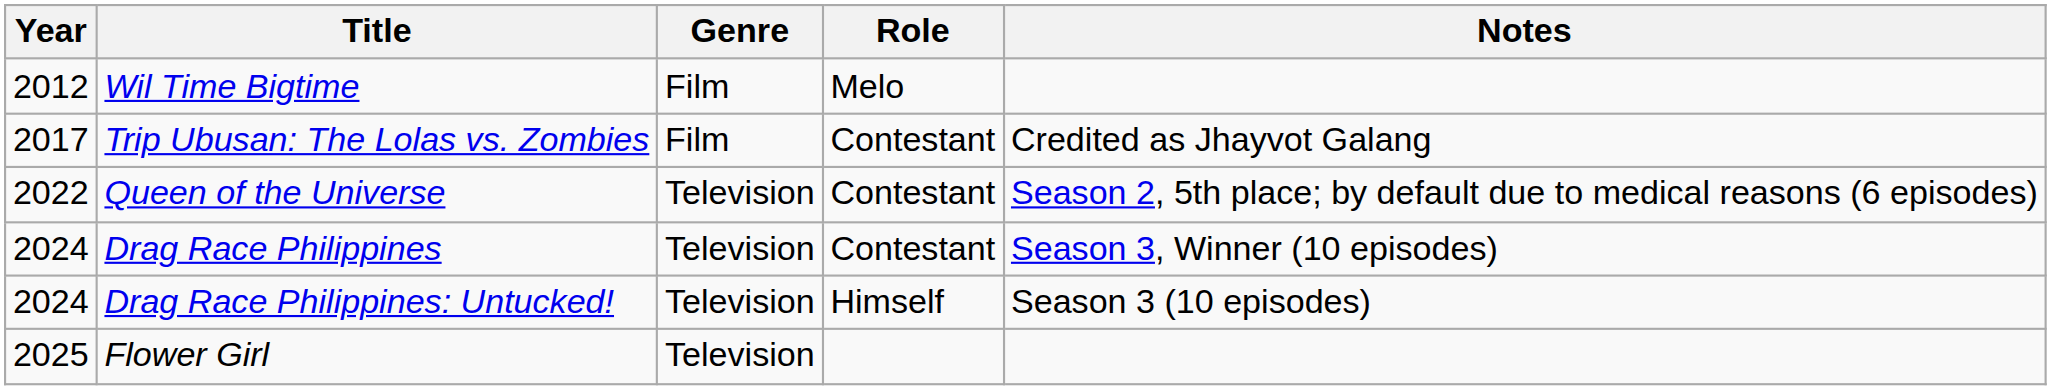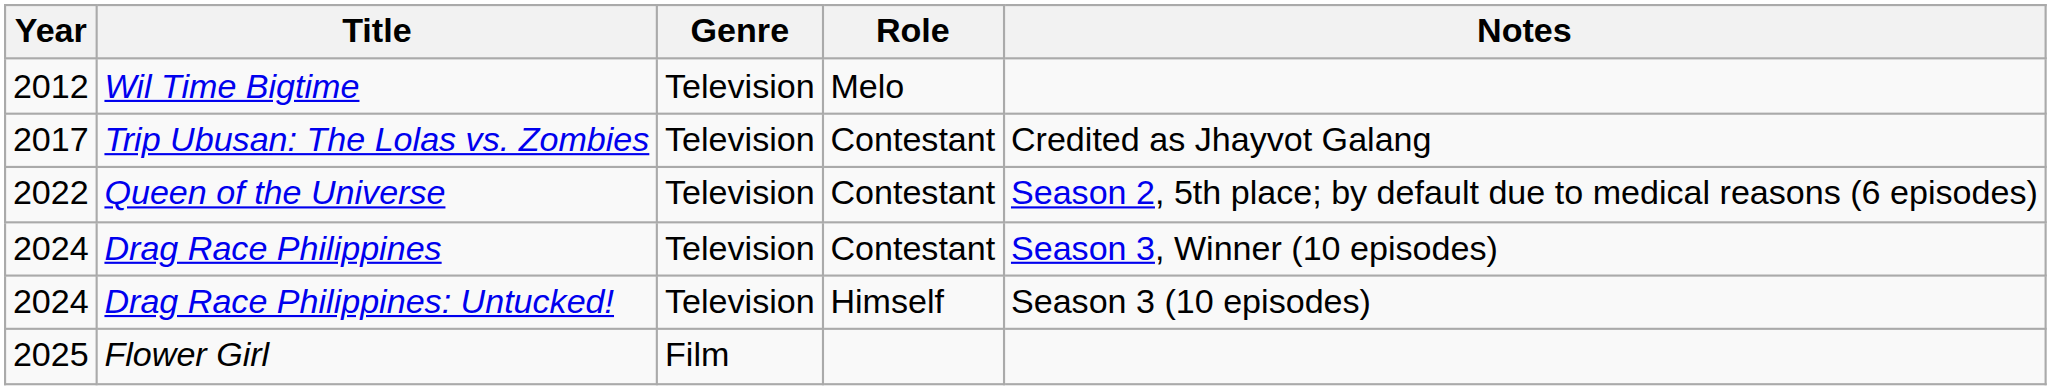(697, 85) Film -> (740, 85) Television
(697, 139) Film -> (740, 139) Television
(740, 355) Television -> (697, 355) Film
